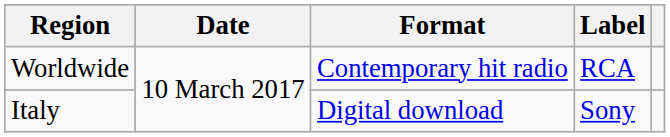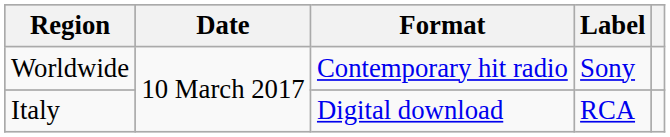(608, 68) RCA -> (608, 68) Sony
(608, 110) Sony -> (608, 110) RCA
